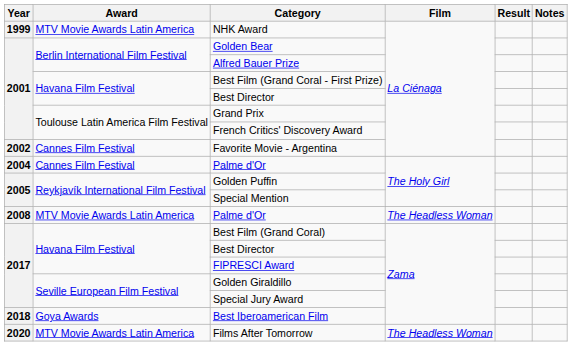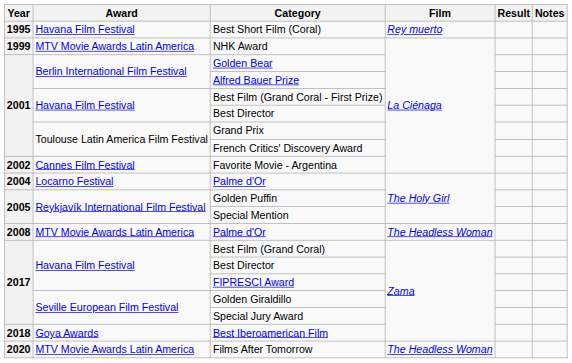+ row: (19, 30)
(85, 165) Cannes Film Festival -> (74, 181) Locarno Festival
